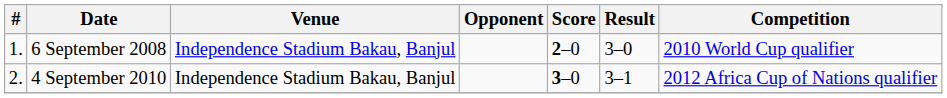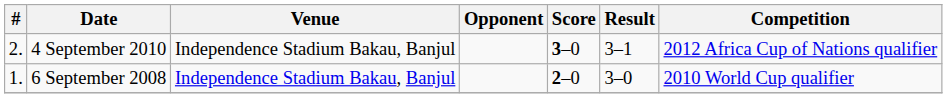rows swapped: (99, 48) <-> (99, 78)
